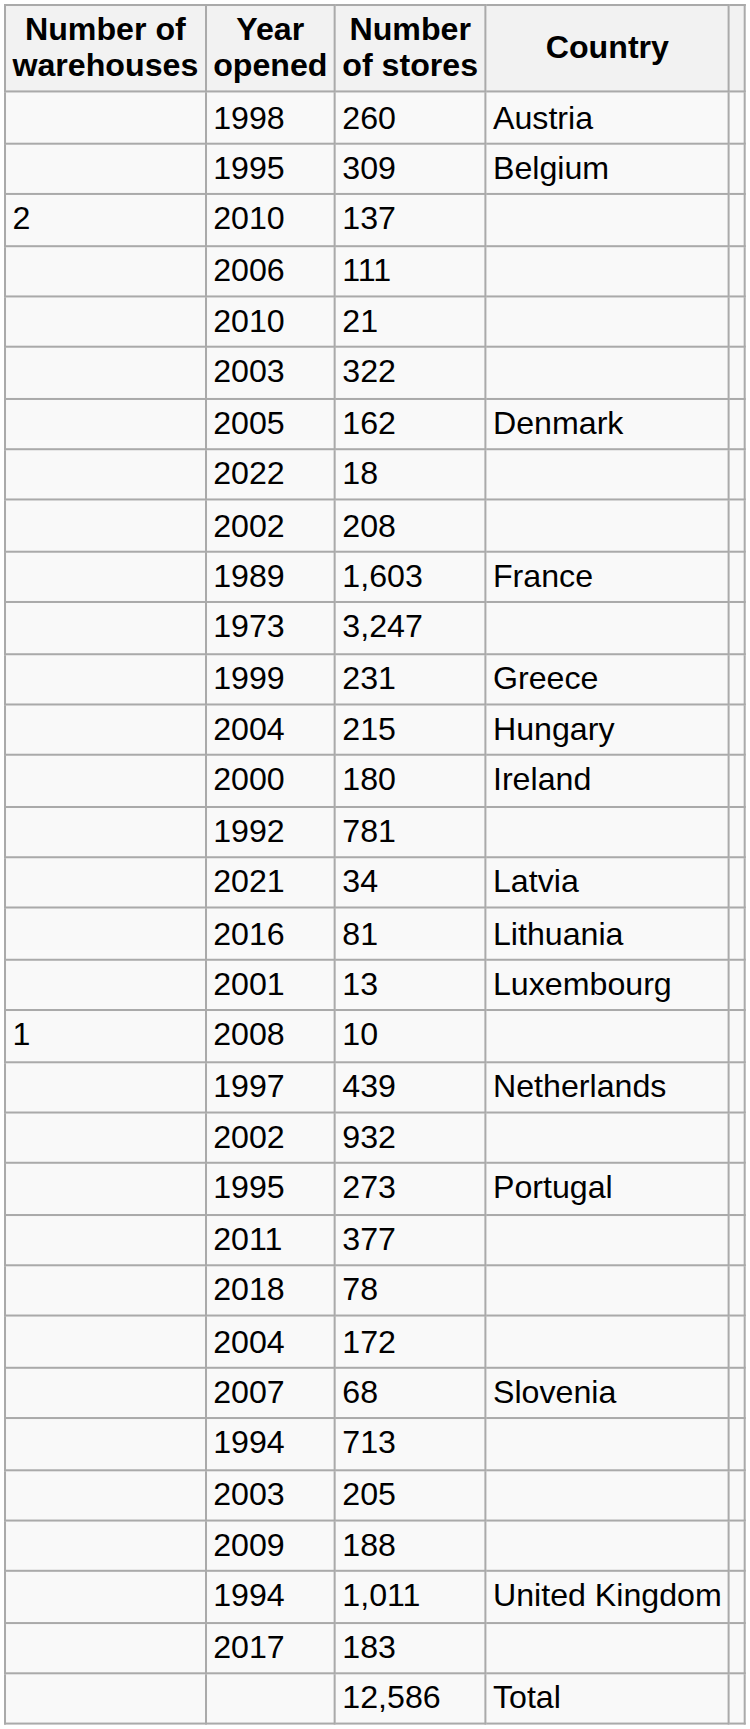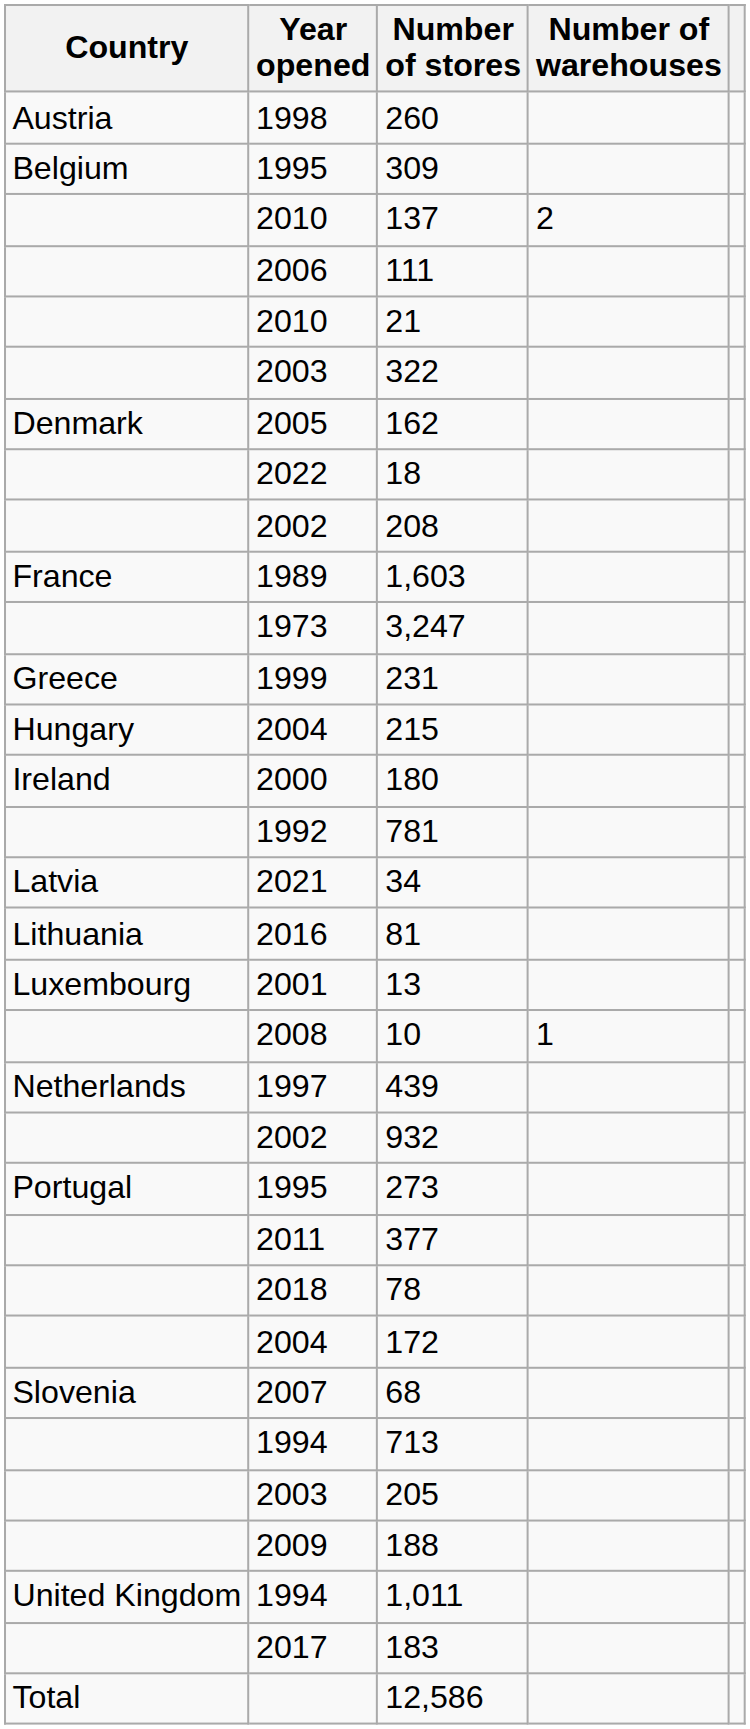columns swapped: (607, 48) <-> (105, 48)
